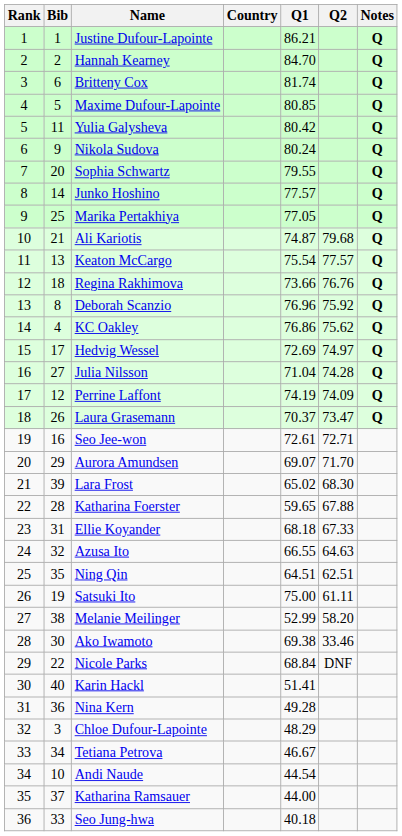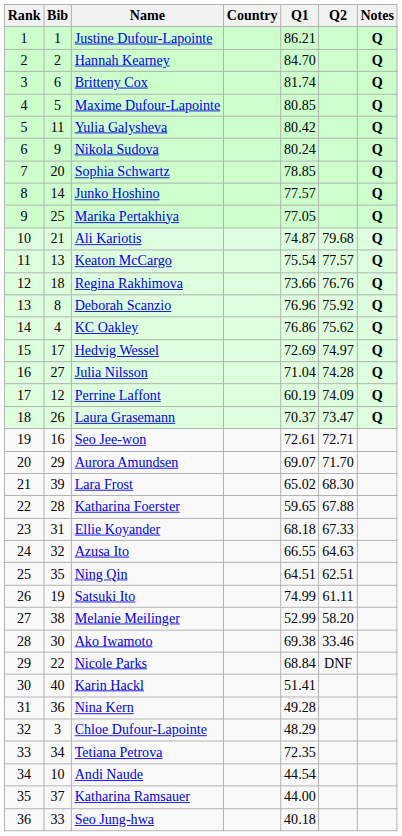(300, 171) 79.55 -> (300, 171) 78.85
(300, 395) 74.19 -> (300, 395) 60.19
(300, 596) 75.00 -> (300, 596) 74.99
(300, 752) 46.67 -> (300, 752) 72.35
